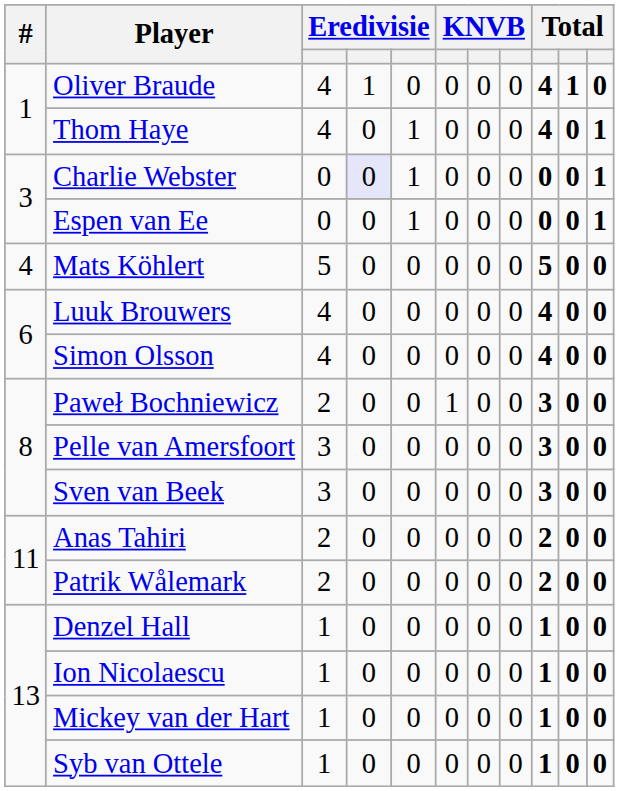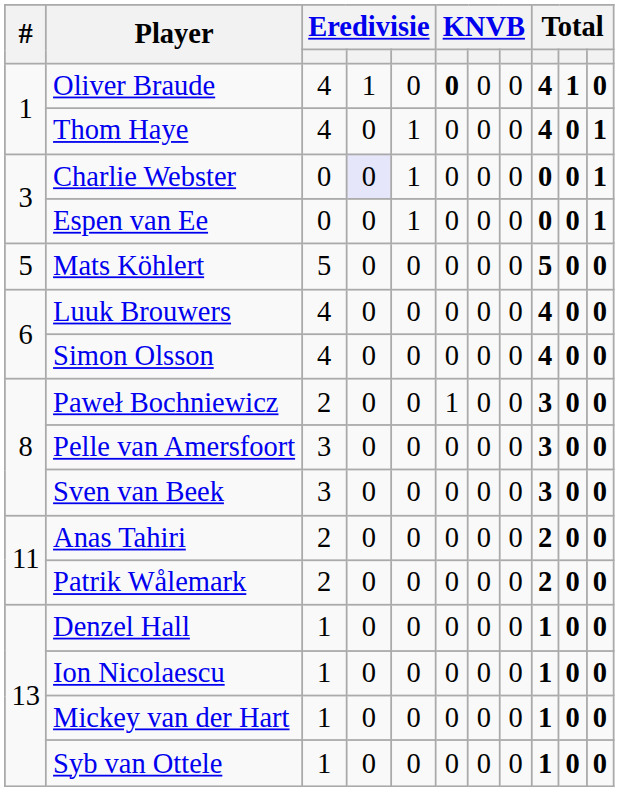(452, 85) normal -> (452, 85) bold
(26, 266) 4 -> (26, 266) 5
